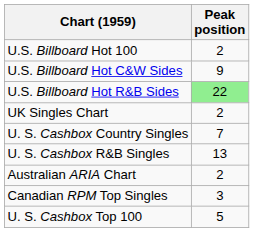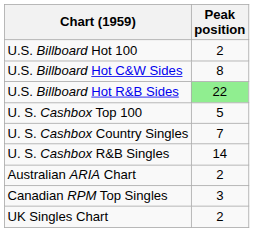(220, 71) 9 -> (220, 71) 8
rows swapped: (75, 216) <-> (58, 112)
(220, 154) 13 -> (220, 154) 14
